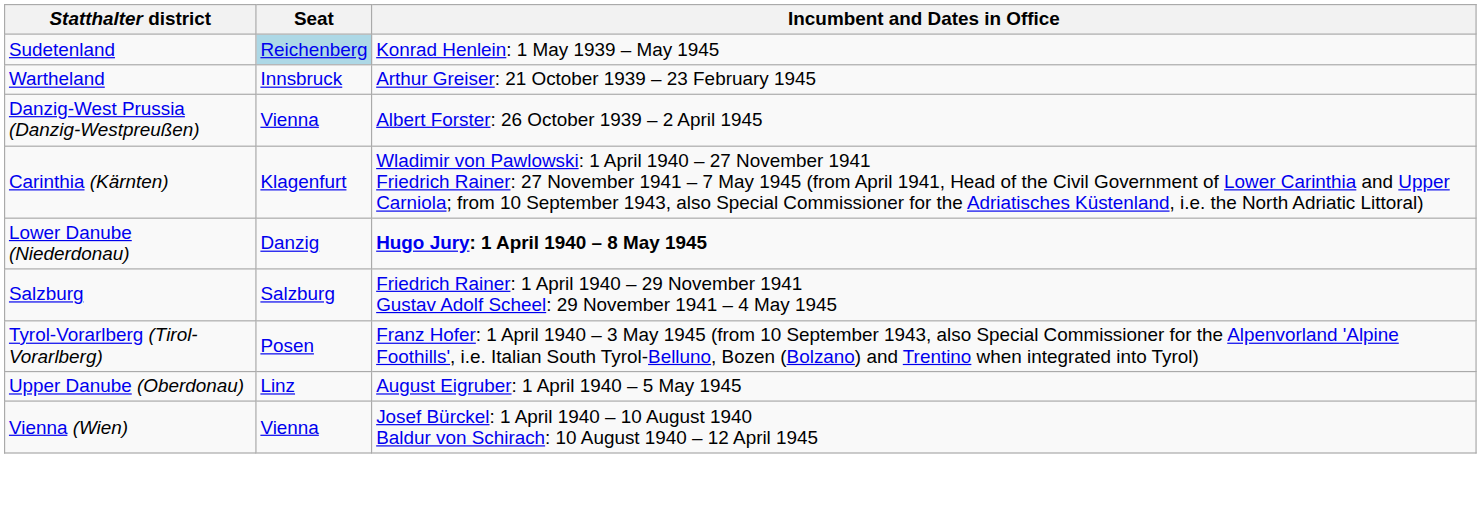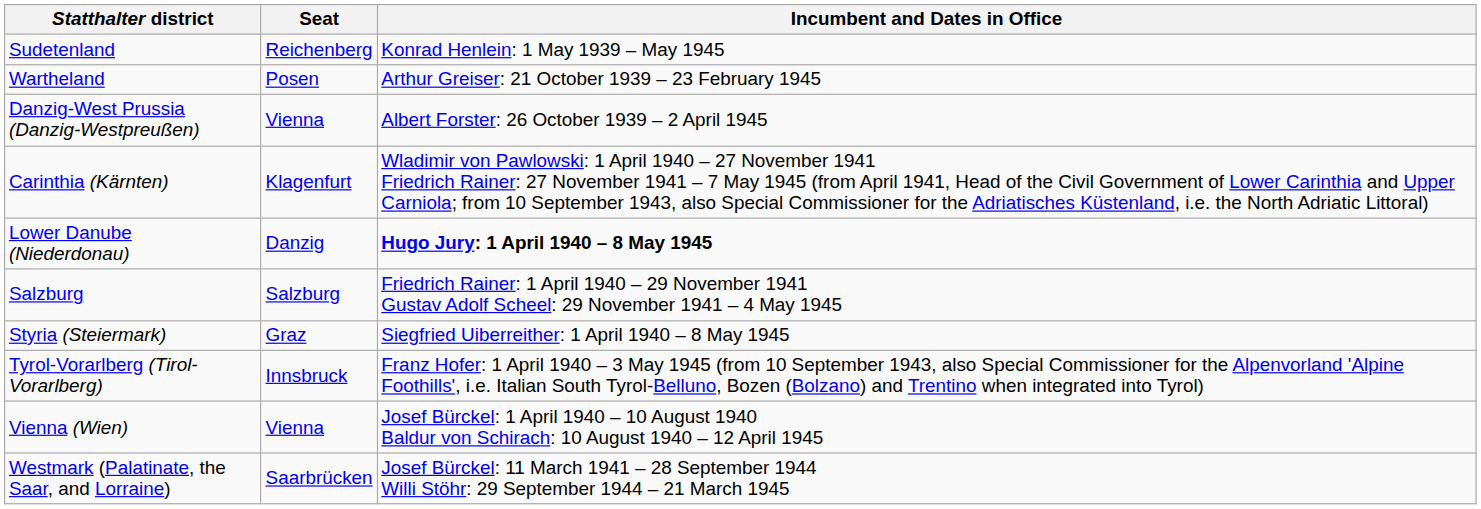(314, 49) lightblue background -> (319, 49) no background
(301, 79) Innsbruck -> (292, 79) Posen
+ row: (88, 335)
(287, 345) Posen -> (306, 375) Innsbruck
- row: (126, 386)
+ row: (117, 478)
